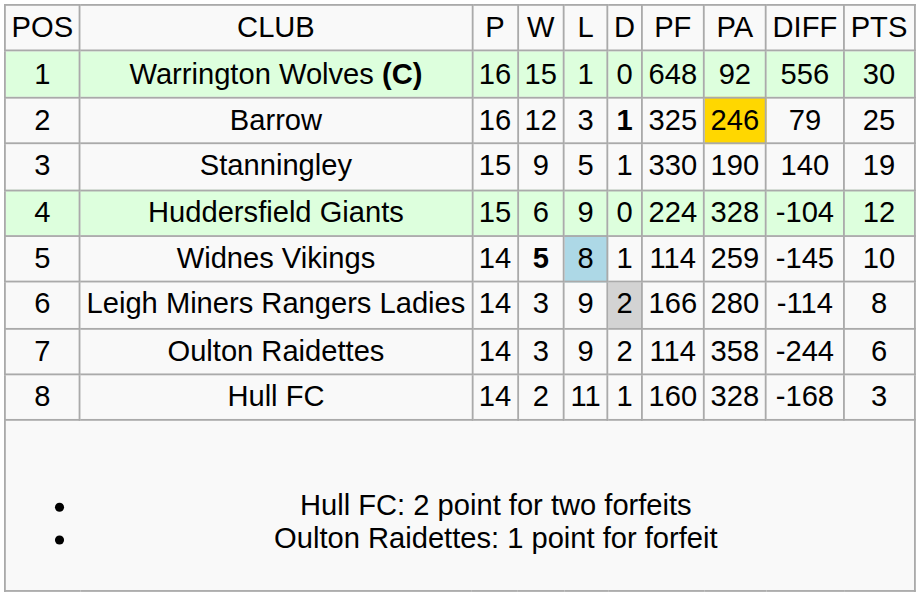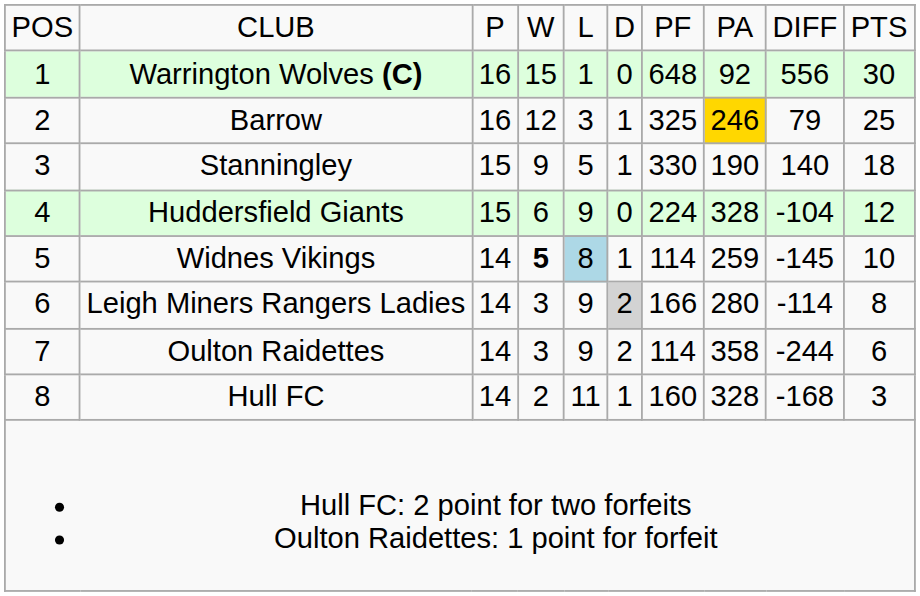(625, 119) bold -> (625, 119) normal
(879, 166) 19 -> (879, 166) 18
